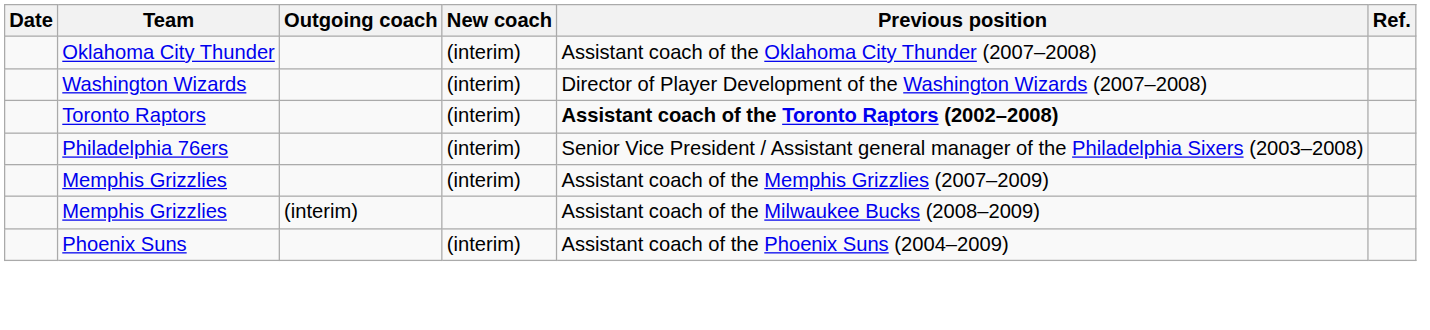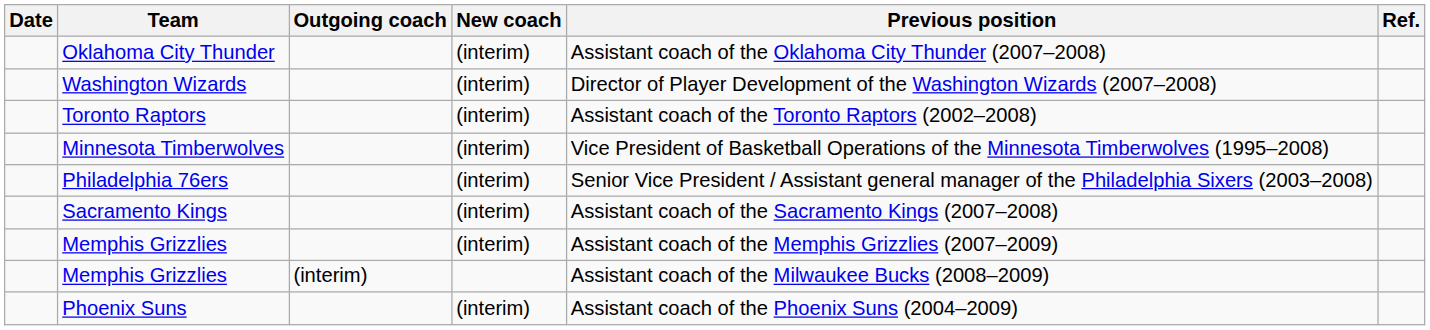(810, 116) bold -> (804, 116) normal
+ row: (173, 148)
+ row: (145, 212)
